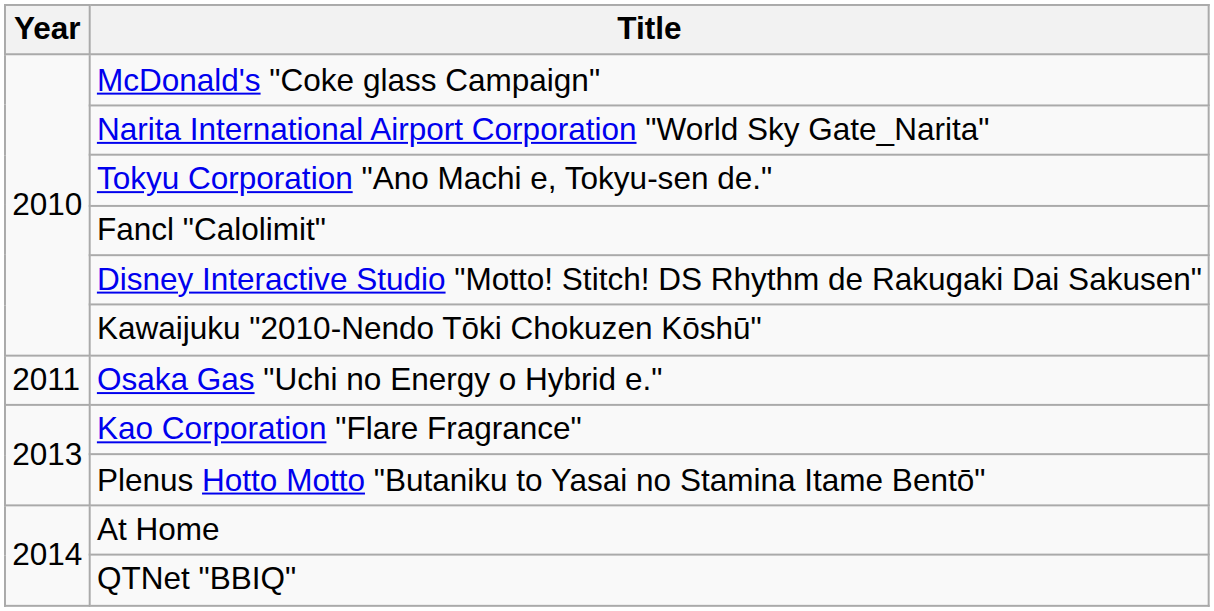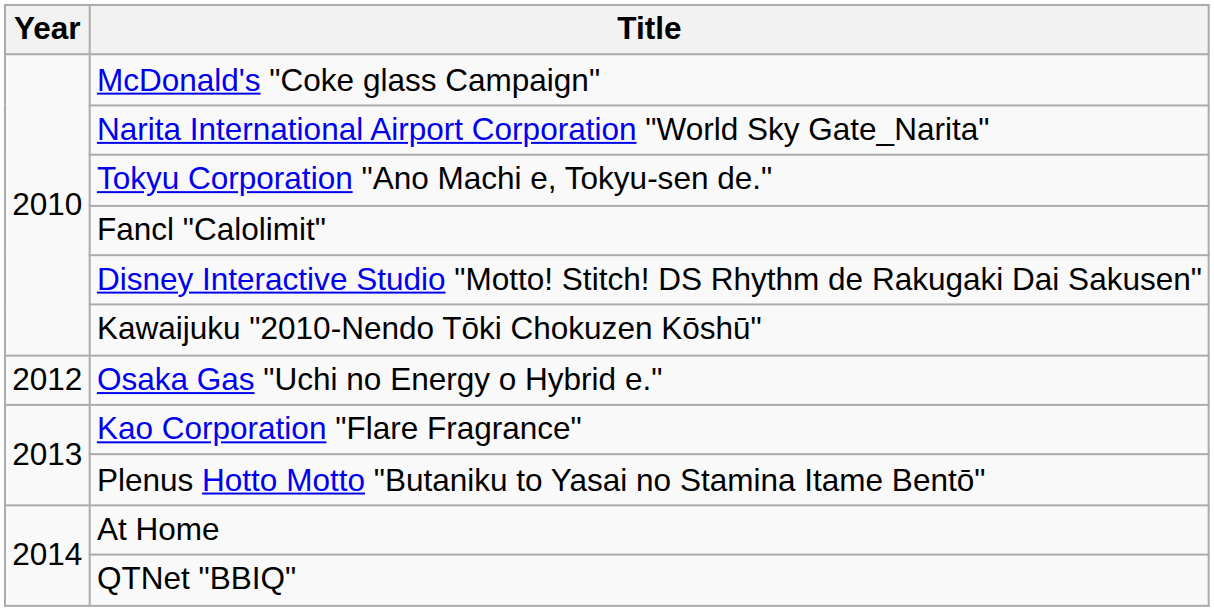(46, 379) 2011 -> (47, 379) 2012
